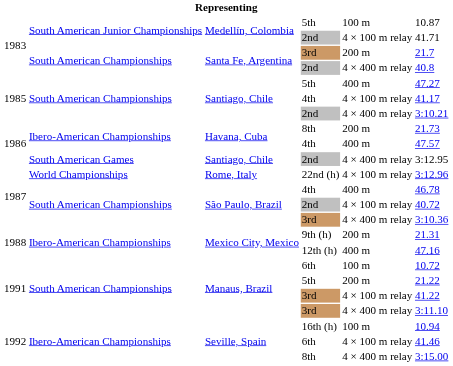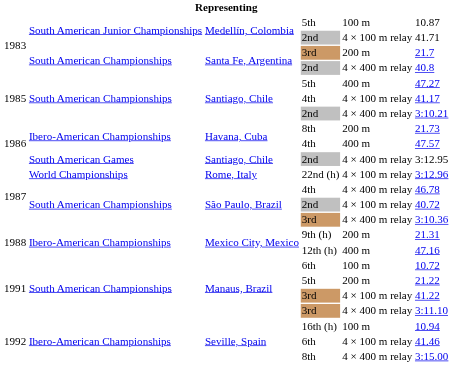(356, 189) 400 m -> (377, 189) 4 × 400 m relay
